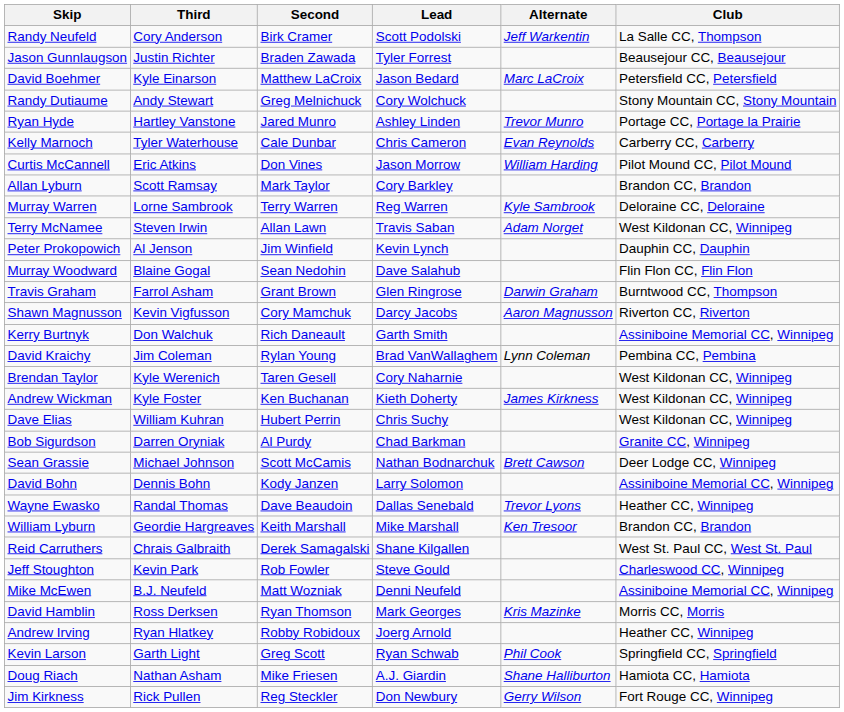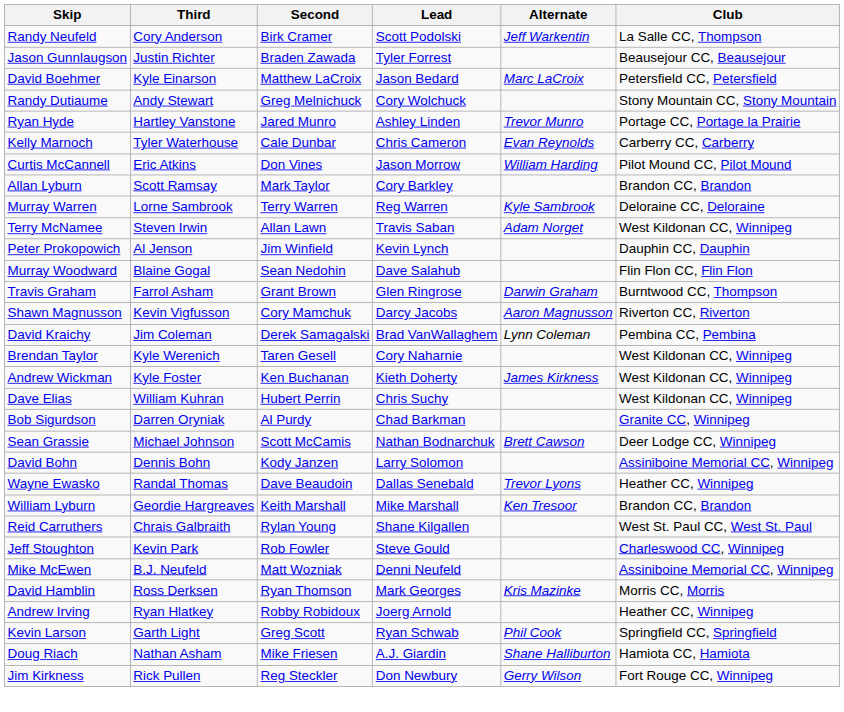- row: (48, 334)
(298, 356) Rylan Young -> (315, 334) Derek Samagalski
(315, 548) Derek Samagalski -> (298, 526) Rylan Young
